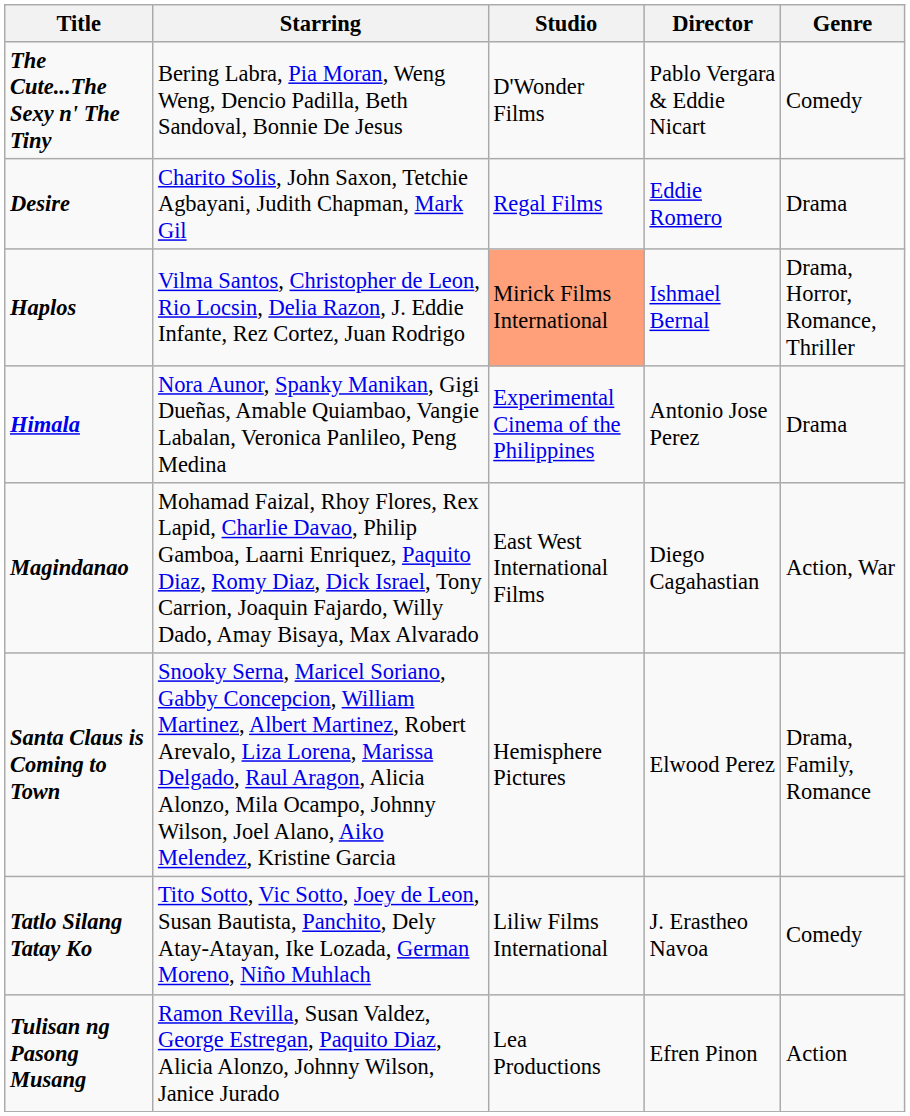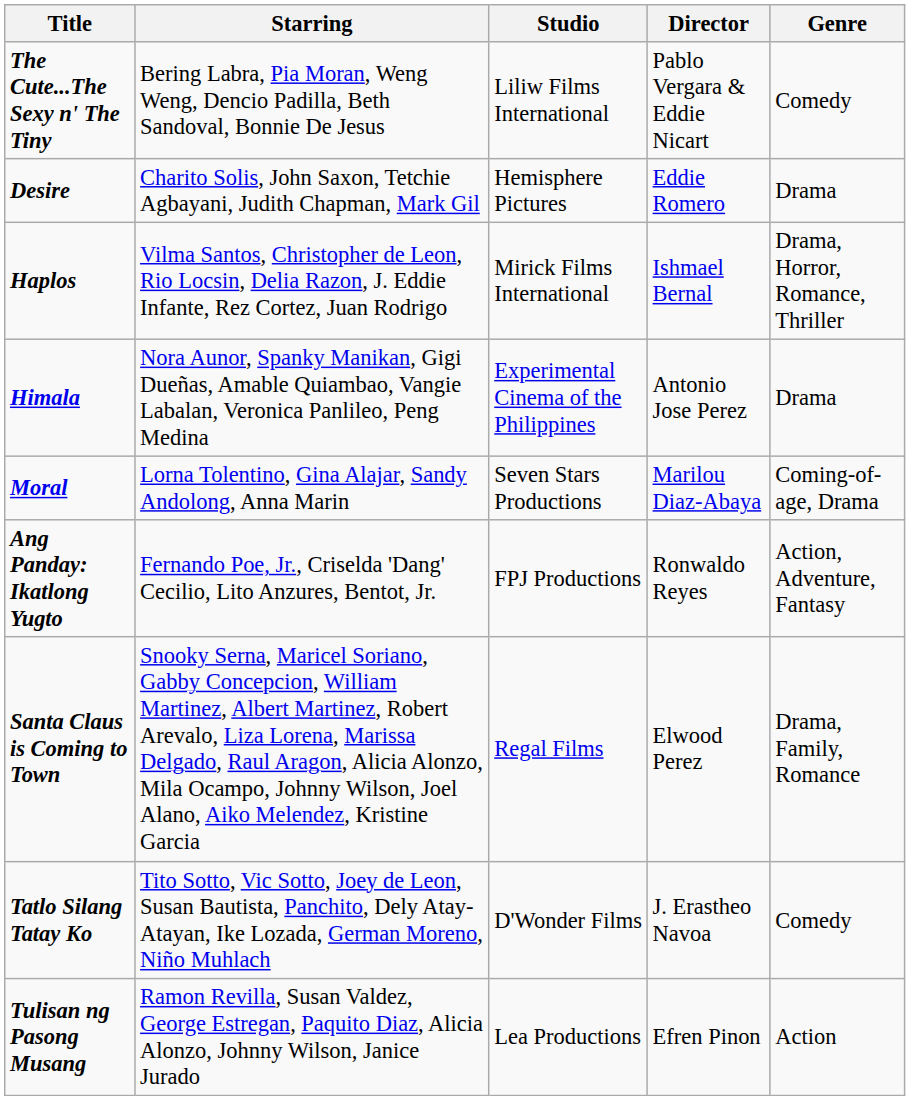(539, 100) D'Wonder Films -> (552, 100) Liliw Films International
(548, 203) Regal Films -> (549, 190) Hemisphere Pictures
(552, 307) lightsalmon background -> (553, 281) no background
- row: (69, 568)
+ row: (39, 488)
+ row: (49, 578)
(548, 765) Hemisphere Pictures -> (549, 749) Regal Films
(551, 935) Liliw Films International -> (568, 919) D'Wonder Films
